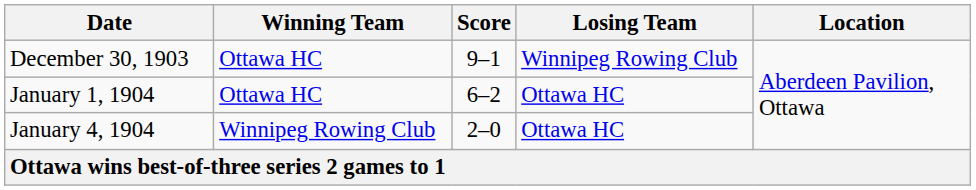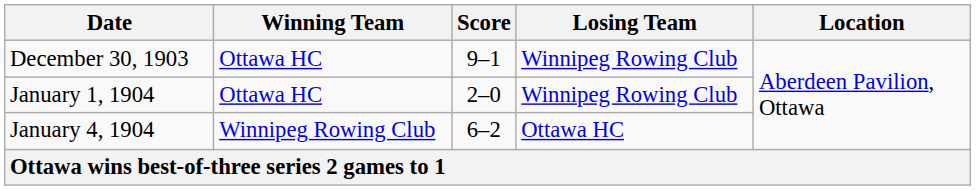(484, 94) 6–2 -> (484, 94) 2–0
(573, 94) Ottawa HC -> (629, 94) Winnipeg Rowing Club
(484, 130) 2–0 -> (484, 130) 6–2
